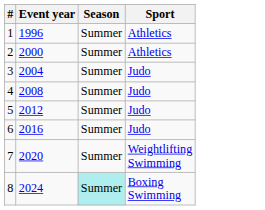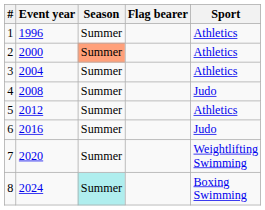+ column: (158, 14)
(101, 52) no background -> (101, 52) lightsalmon background
(139, 71) Judo -> (215, 71) Athletics
(139, 110) Judo -> (215, 110) Athletics
